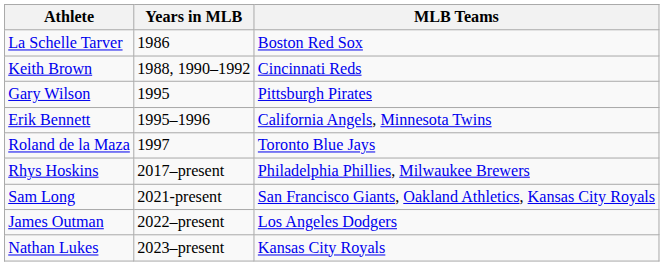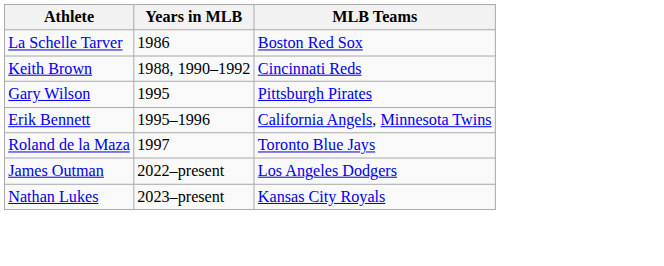- row: (53, 171)
- row: (42, 196)
